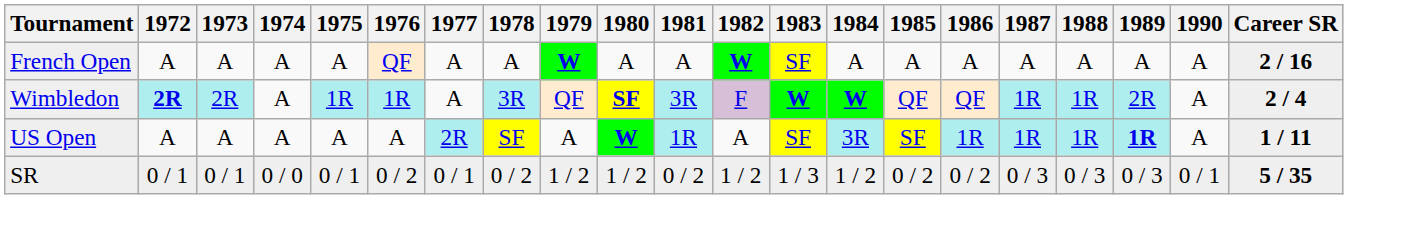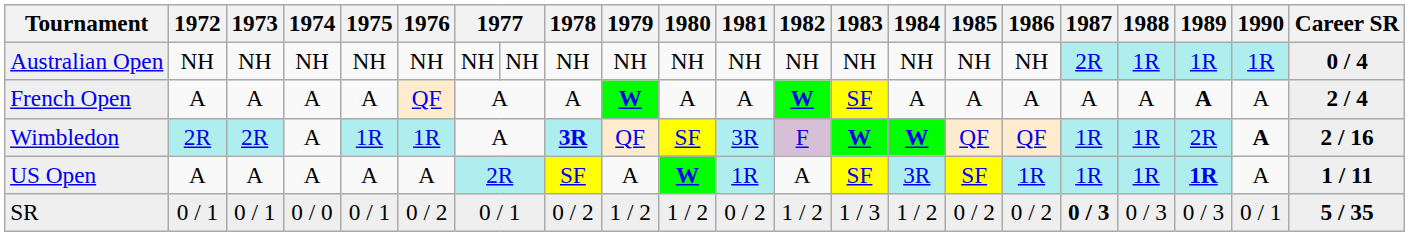+ row: (87, 60)
(1142, 60) normal -> (1203, 98) bold
(1286, 60) 2 / 16 -> (1347, 98) 2 / 4
(168, 98) bold -> (197, 136) normal
(511, 98) normal -> (573, 136) bold
(626, 98) bold -> (687, 136) normal
(1199, 98) normal -> (1261, 136) bold
(1286, 98) 2 / 4 -> (1347, 136) 2 / 16
(1027, 174) normal -> (1089, 211) bold
